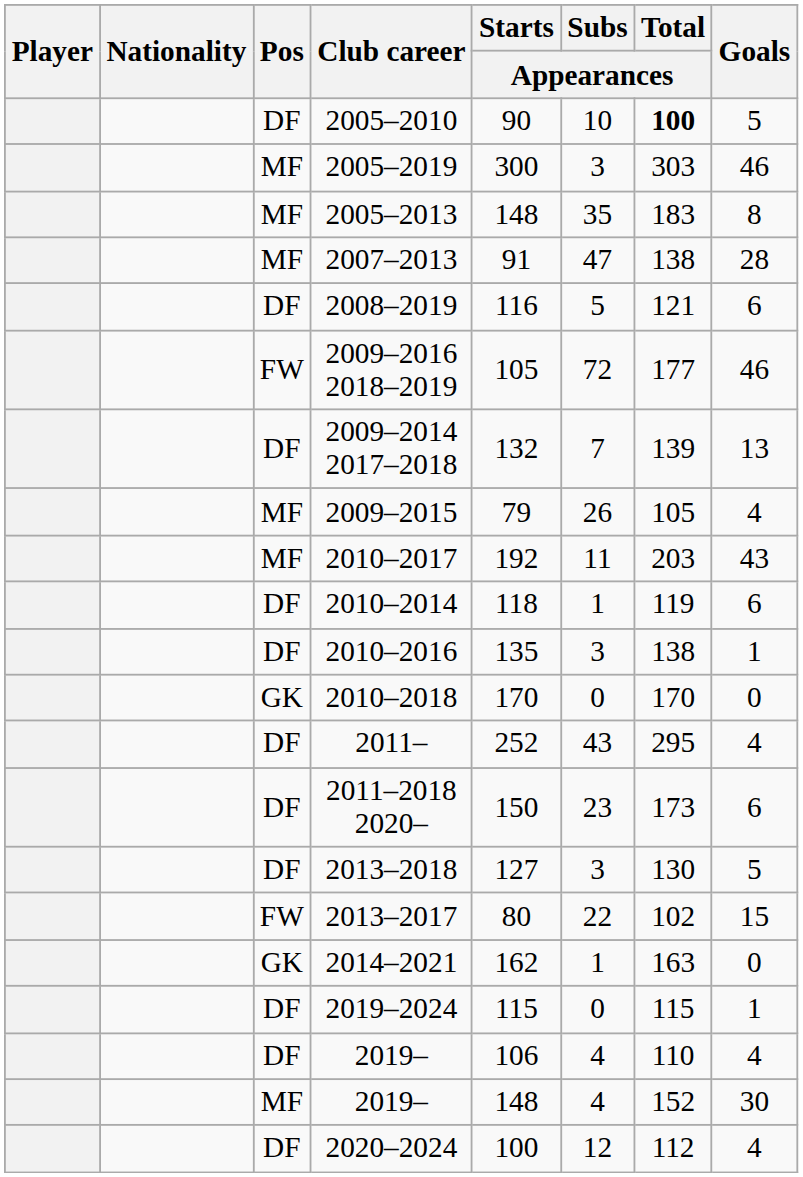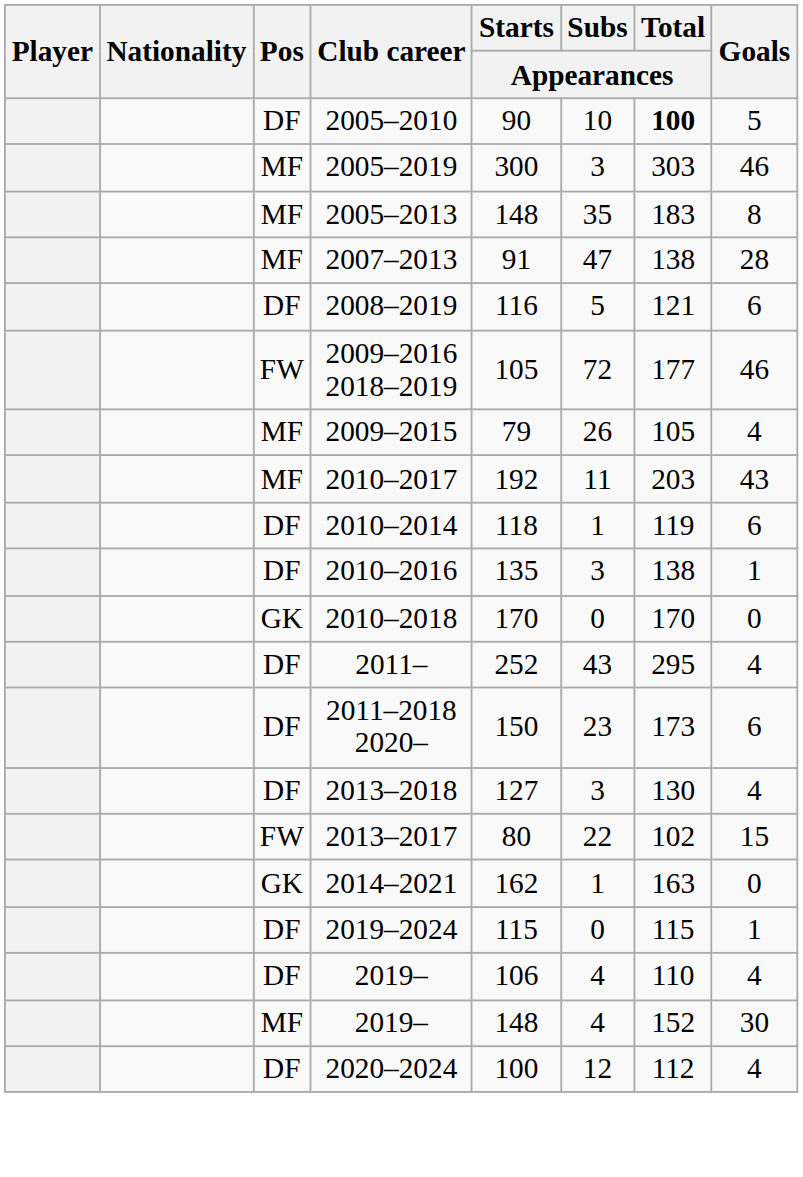- row: (282, 448)
(754, 869) 5 -> (754, 790) 4
